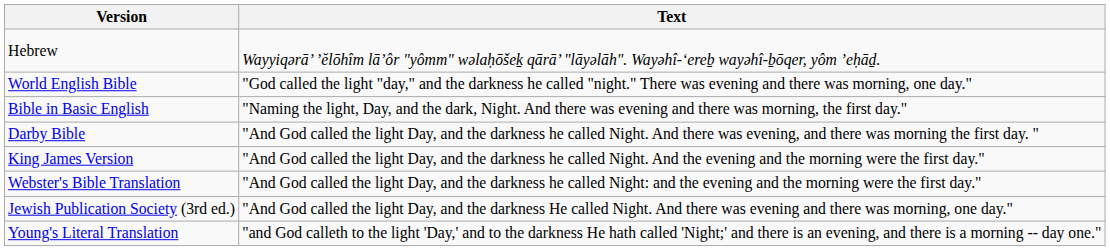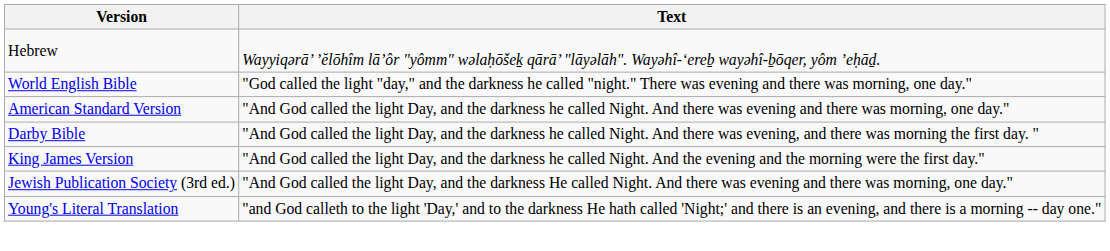+ row: (95, 109)
- row: (78, 109)
- row: (94, 183)
